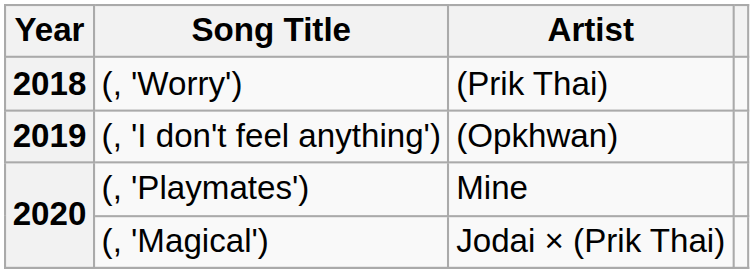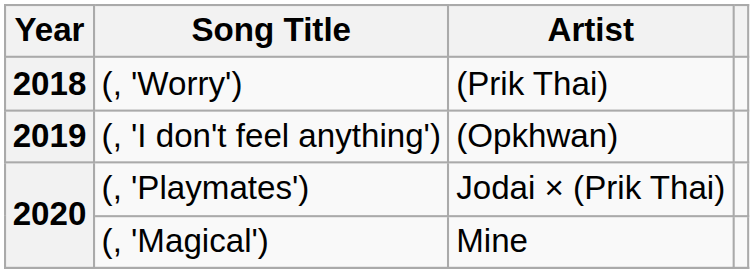(492, 188) Mine -> (591, 188) Jodai × (Prik Thai)
(591, 240) Jodai × (Prik Thai) -> (492, 240) Mine
